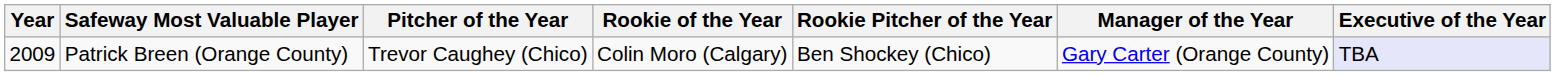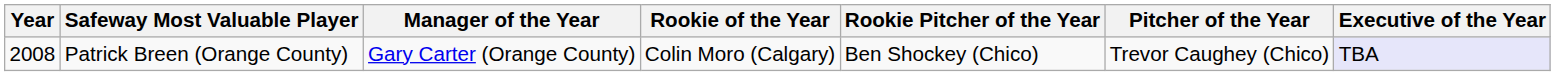columns swapped: (478, 20) <-> (1196, 20)
(32, 53) 2009 -> (32, 53) 2008
